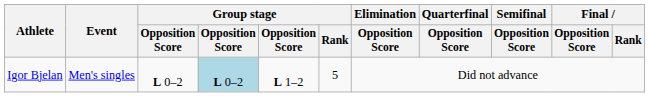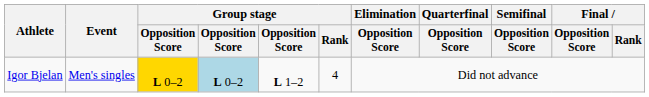(168, 82) no background -> (168, 82) gold background
(335, 75) 5 -> (335, 75) 4
